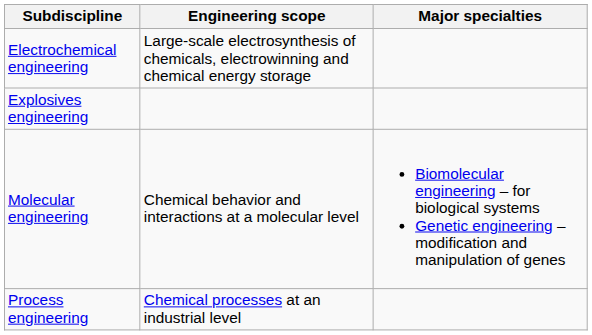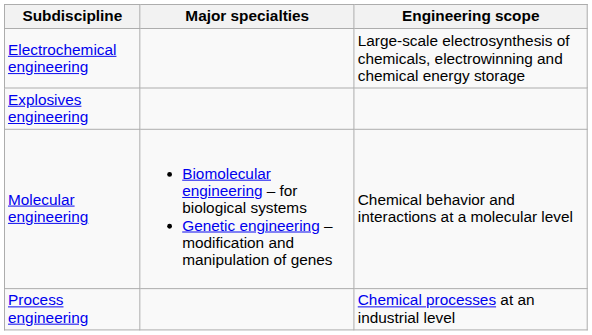columns swapped: (257, 16) <-> (480, 16)
